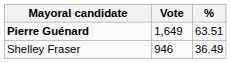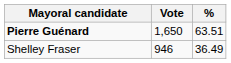(168, 31) 1,649 -> (168, 31) 1,650
